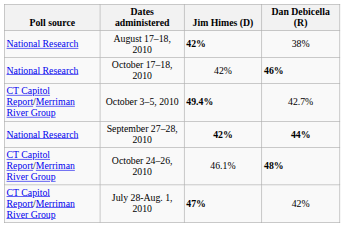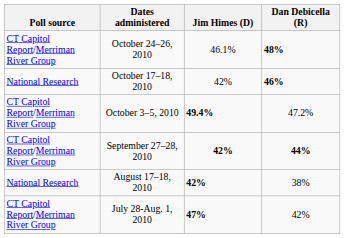rows swapped: (142, 166) <-> (142, 44)
(301, 102) 42.7% -> (301, 113) 47.2%
(42, 134) National Research -> (41, 151) CT Capitol Report/Merriman River Group
